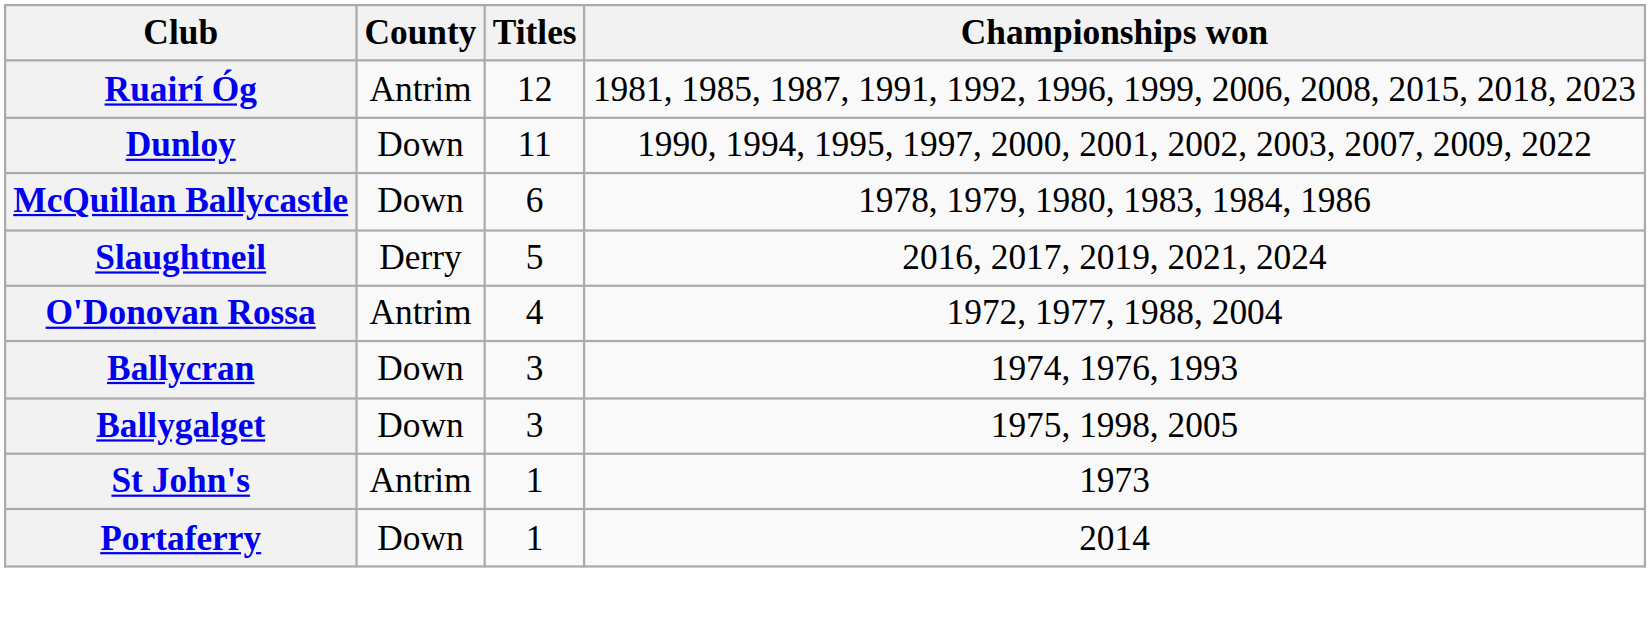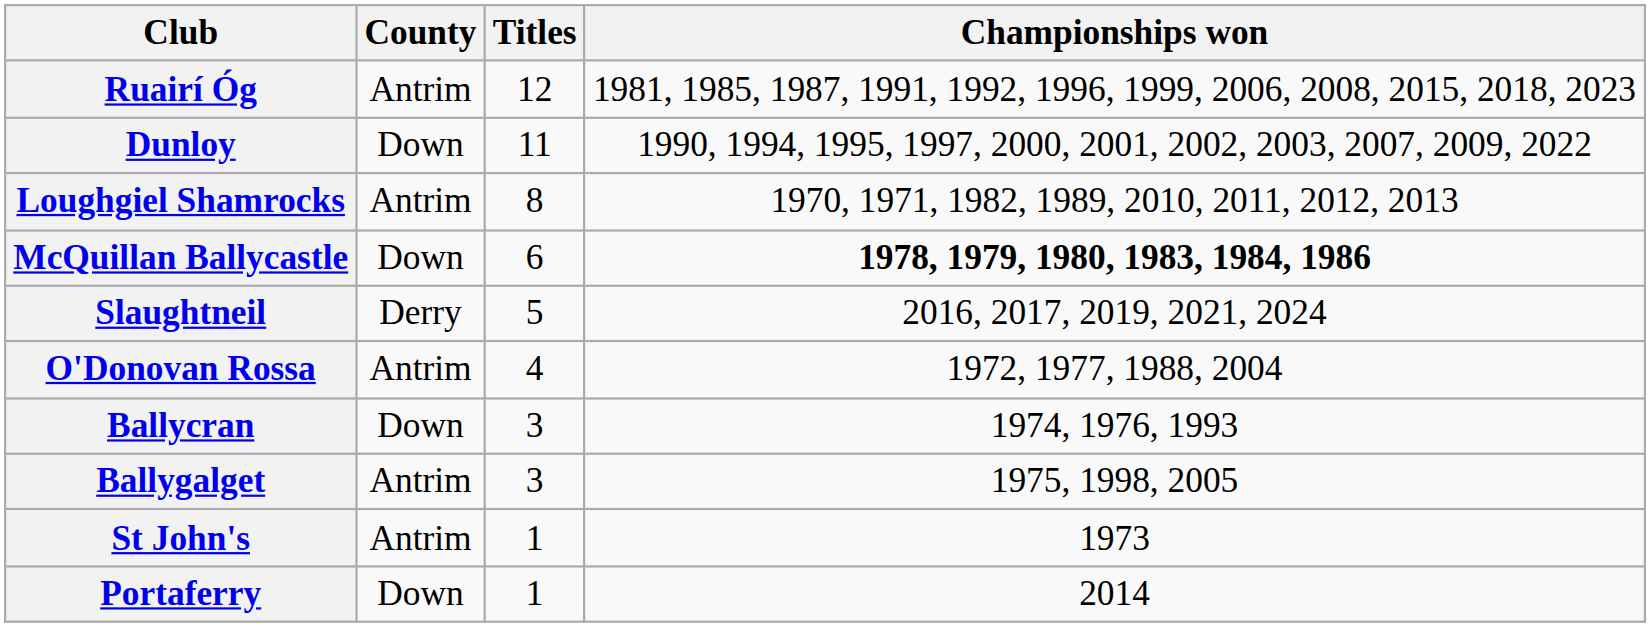+ row: (181, 200)
(1114, 200) normal -> (1114, 256) bold
(420, 425) Down -> (420, 481) Antrim
